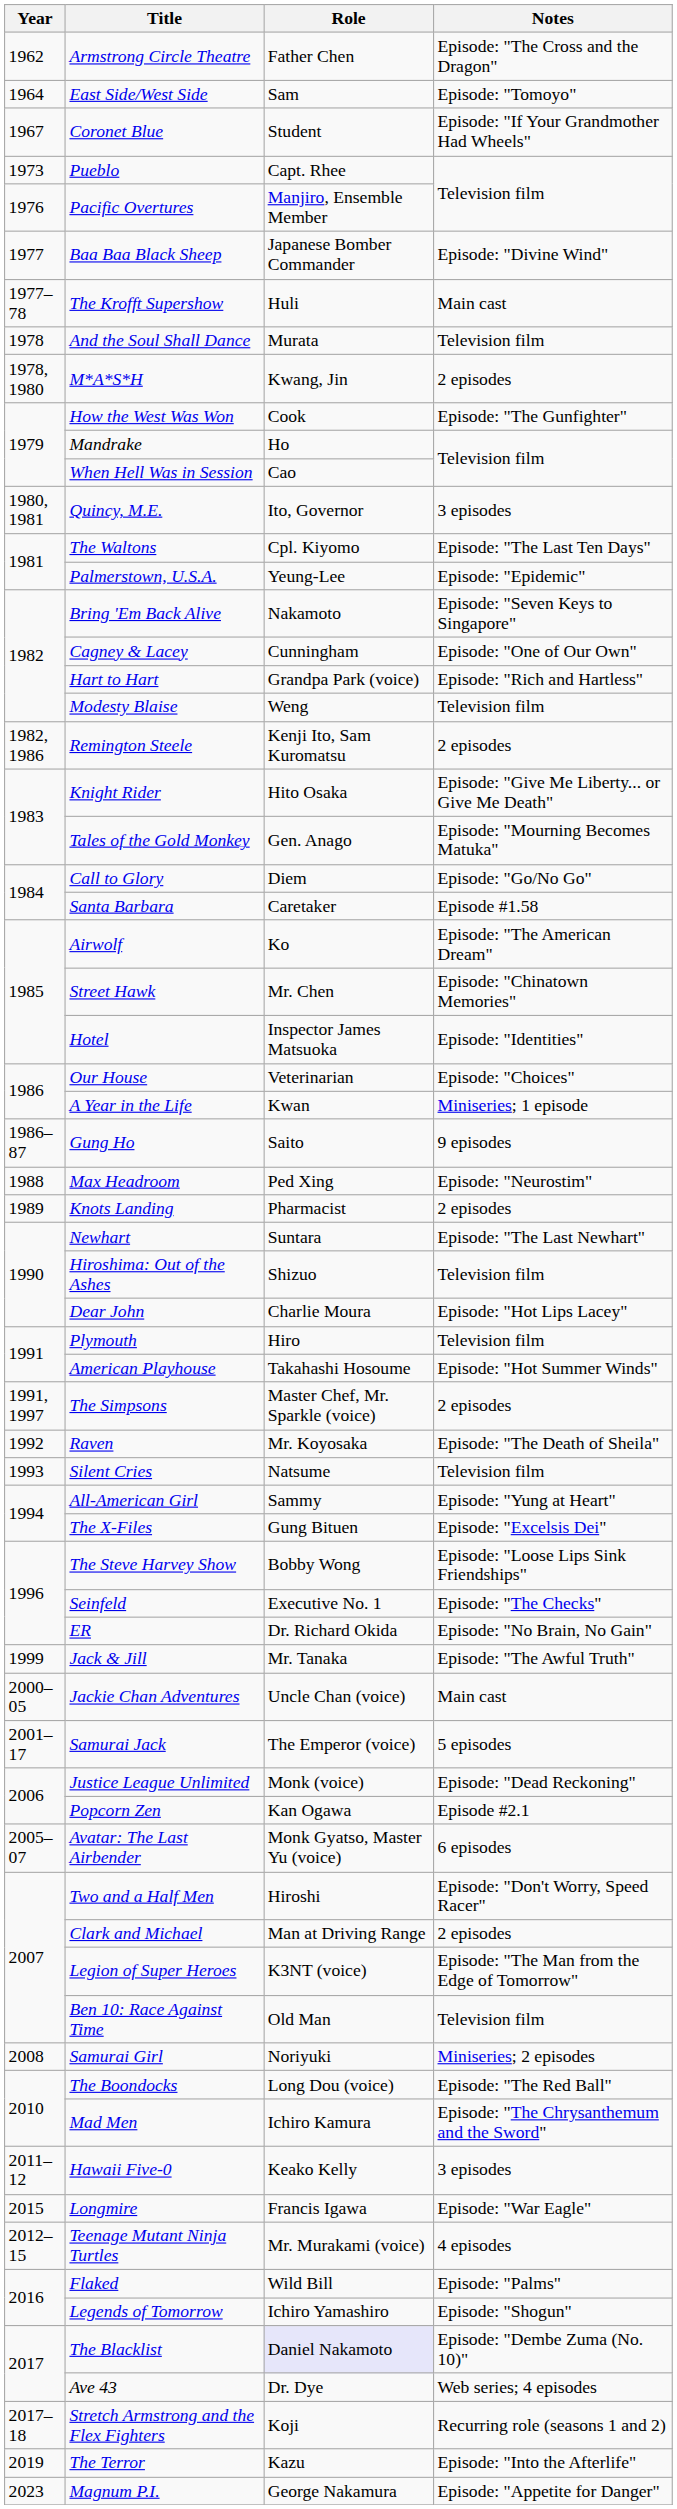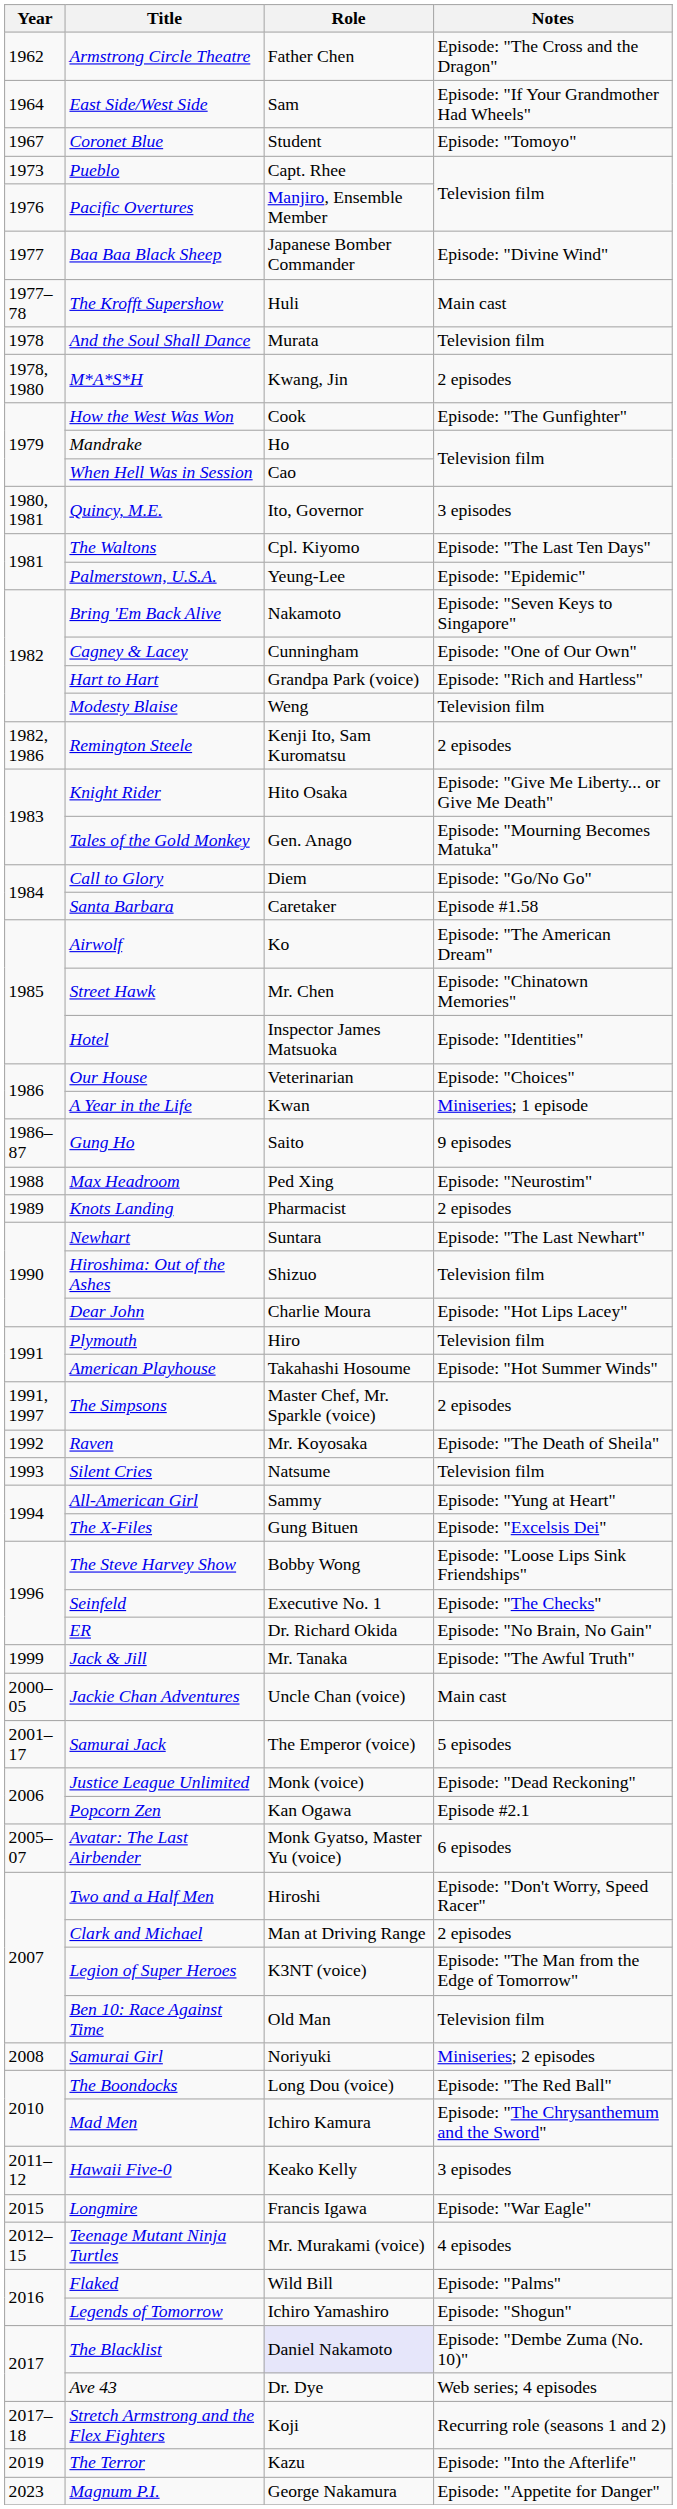(507, 94) Episode: "Tomoyo" -> (548, 103) Episode: "If Your Grandmother Had Wheels"
(548, 131) Episode: "If Your Grandmother Had Wheels" -> (507, 141) Episode: "Tomoyo"
